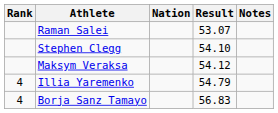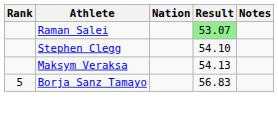(215, 30) no background -> (215, 30) lightgreen background
(215, 65) 54.12 -> (215, 65) 54.13
- row: (86, 83)
(20, 100) 4 -> (20, 83) 5
